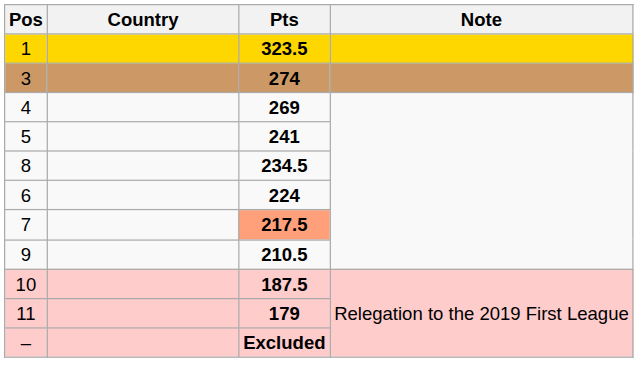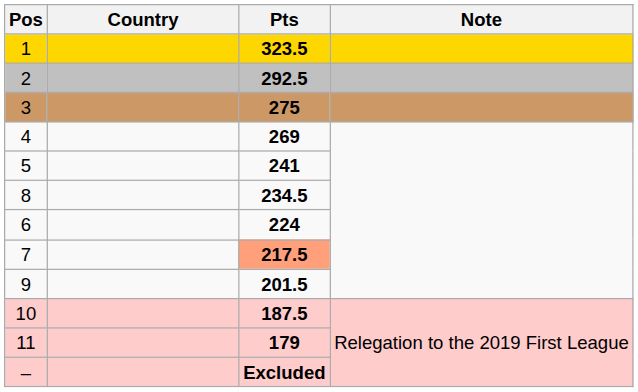+ row: (26, 78)
(284, 78) 274 -> (284, 108) 275
(284, 254) 210.5 -> (284, 284) 201.5
